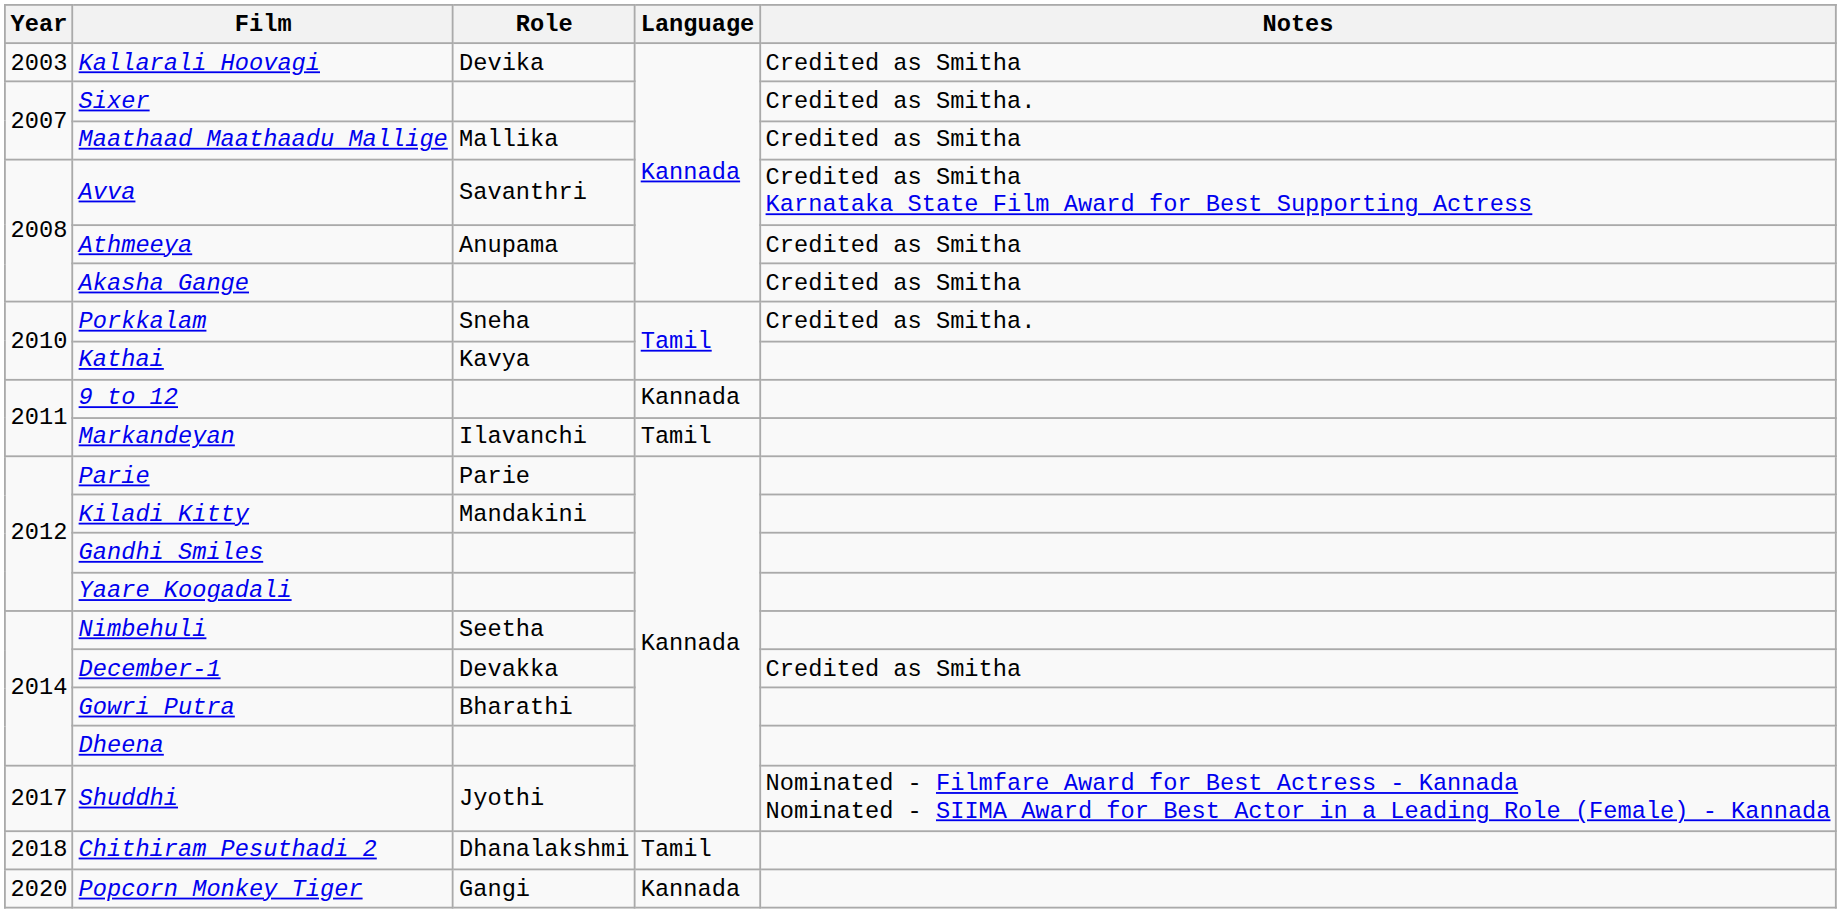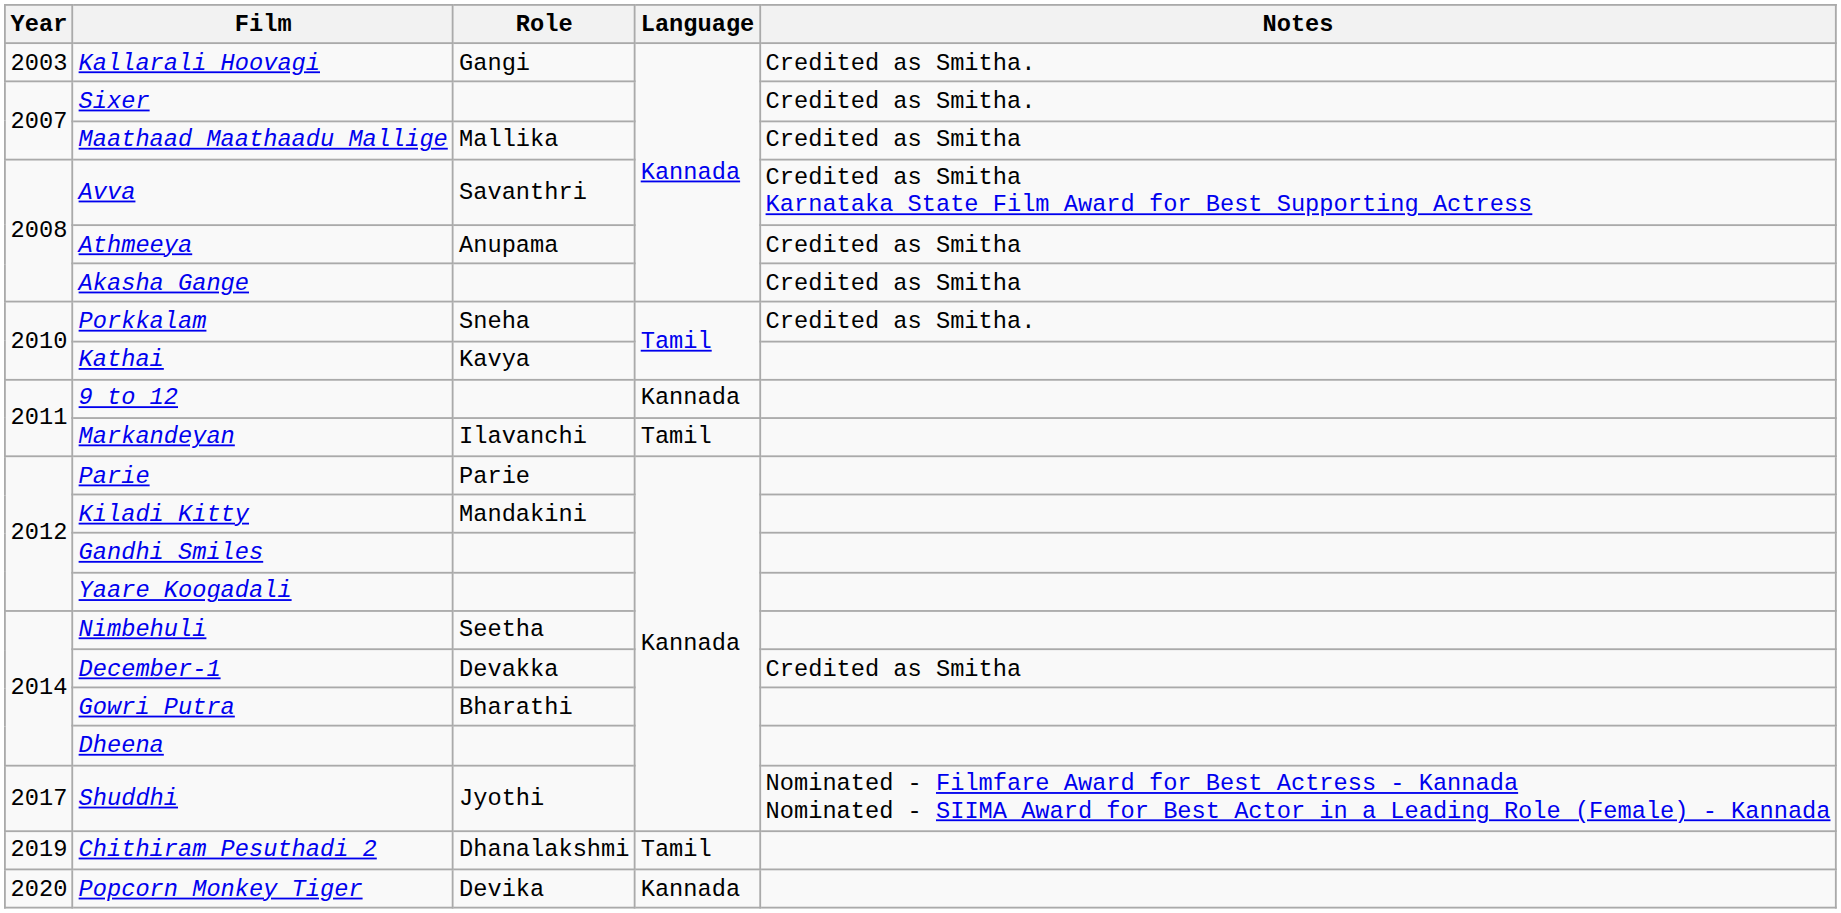(502, 63) Devika -> (495, 63) Gangi
(893, 63) Credited as Smitha -> (900, 63) Credited as Smitha.
(39, 850) 2018 -> (39, 850) 2019
(495, 889) Gangi -> (502, 889) Devika
